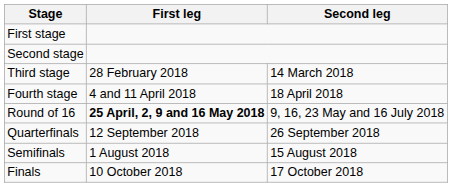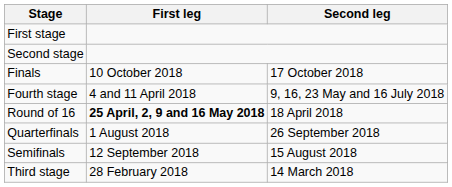rows swapped: (38, 73) <-> (24, 172)
(307, 93) 18 April 2018 -> (357, 93) 9, 16, 23 May and 16 July 2018
(357, 113) 9, 16, 23 May and 16 July 2018 -> (307, 113) 18 April 2018
(144, 133) 12 September 2018 -> (129, 133) 1 August 2018
(129, 152) 1 August 2018 -> (144, 152) 12 September 2018
